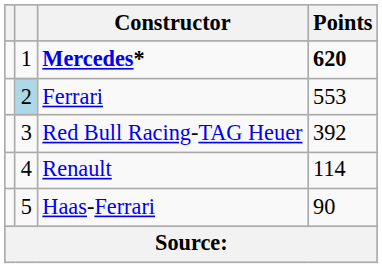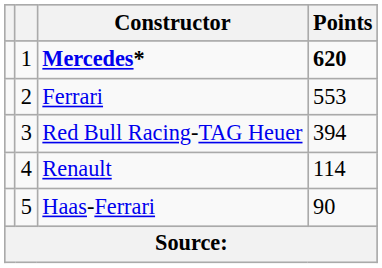(26, 96) lightblue background -> (26, 96) no background
(330, 132) 392 -> (330, 132) 394
